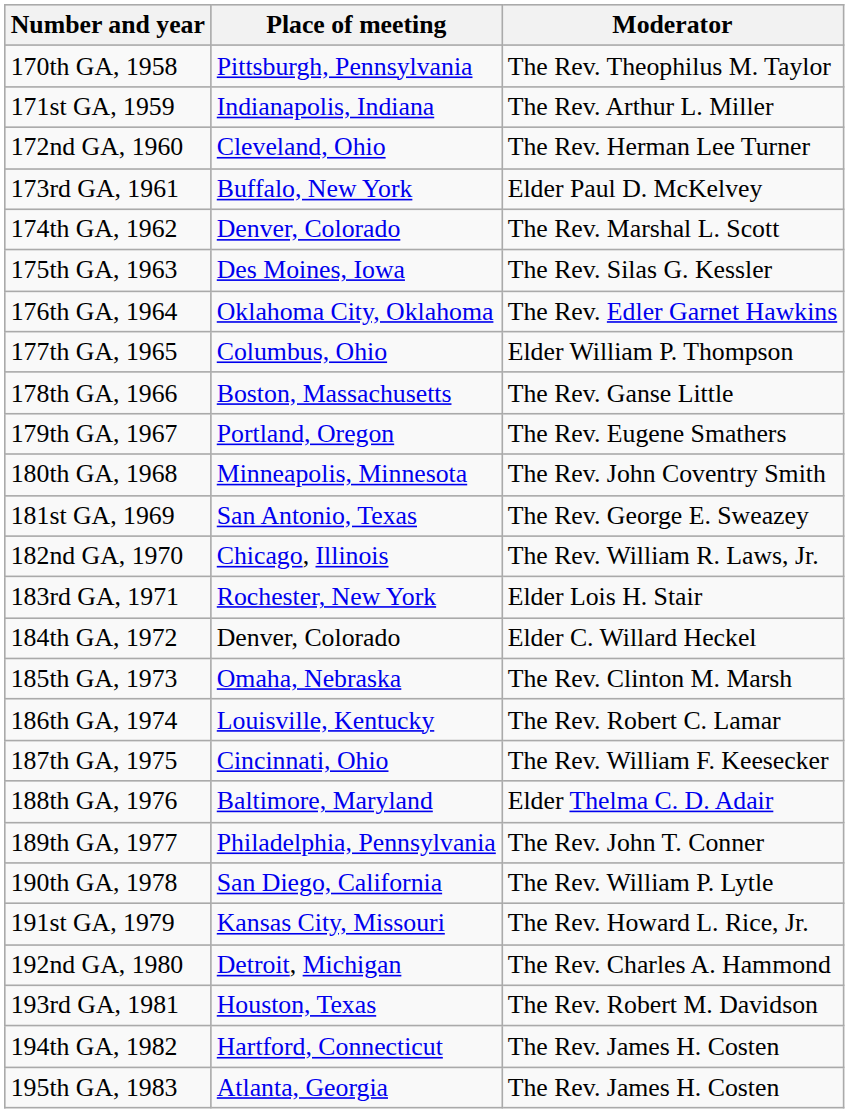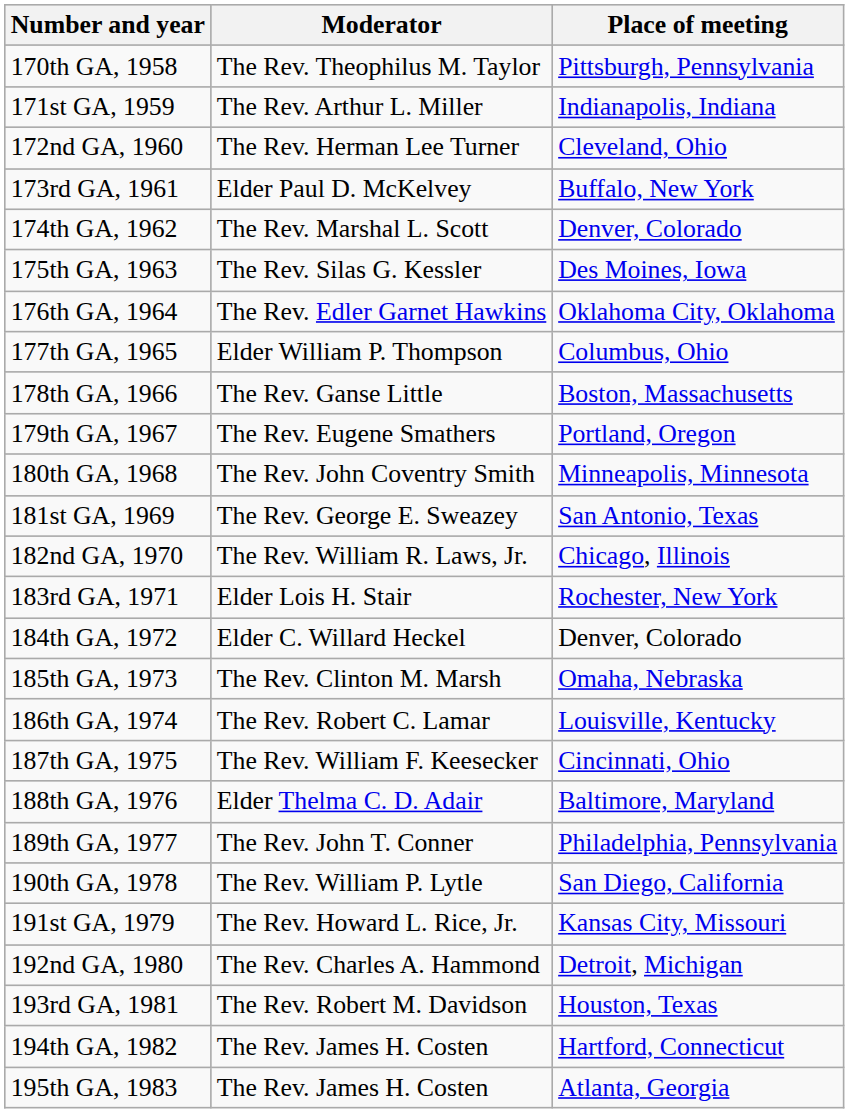columns swapped: (356, 24) <-> (672, 24)
